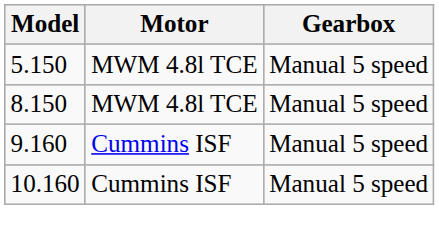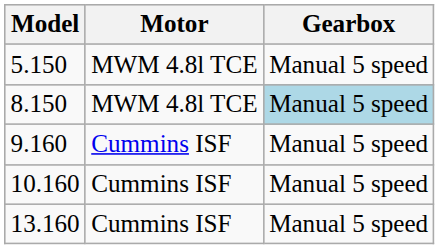(349, 104) no background -> (349, 104) lightblue background
+ row: (45, 223)
